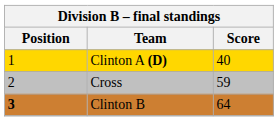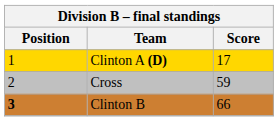(224, 60) 40 -> (224, 60) 17
(224, 104) 64 -> (224, 104) 66
